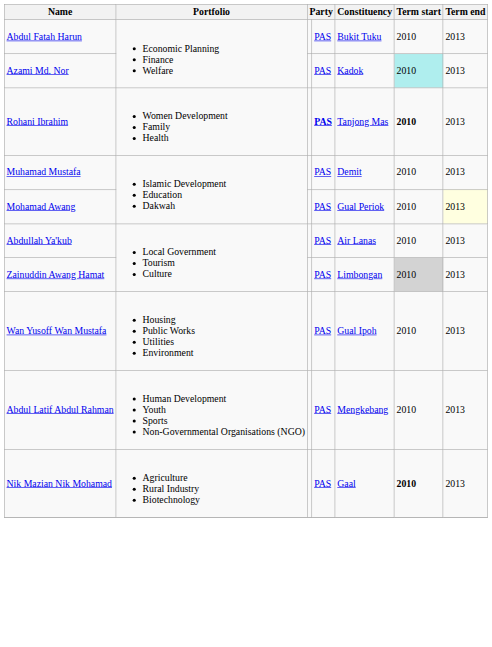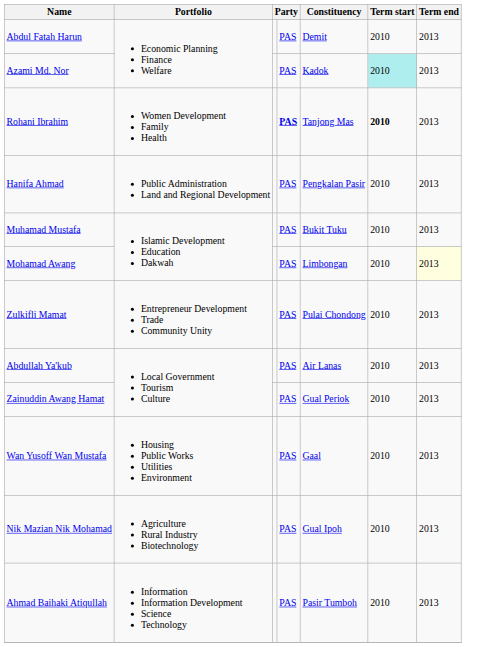(359, 36) Bukit Tuku -> (315, 36) Demit
+ row: (35, 184)
(349, 172) Demit -> (325, 229) Bukit Tuku
(361, 206) Gual Periok -> (325, 263) Limbongan
+ row: (37, 314)
(360, 274) Limbongan -> (326, 399) Gual Periok
(406, 274) lightgrey background -> (380, 399) no background
(357, 331) Gual Ipoh -> (312, 456) Gaal
- row: (60, 410)
(346, 483) Gaal -> (322, 529) Gual Ipoh
(406, 483) bold -> (380, 529) normal
+ row: (57, 602)
